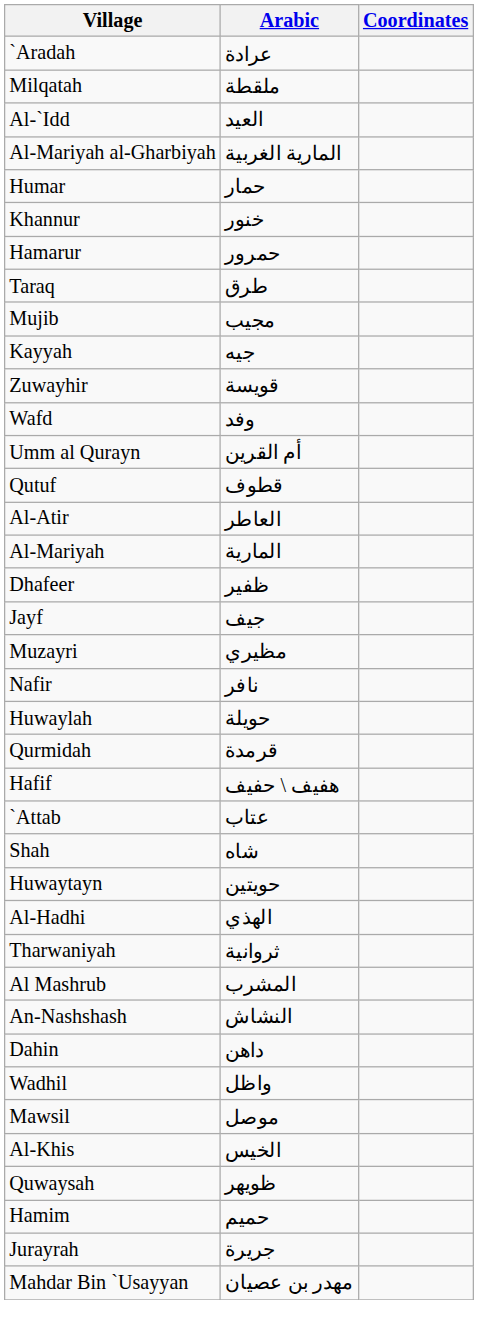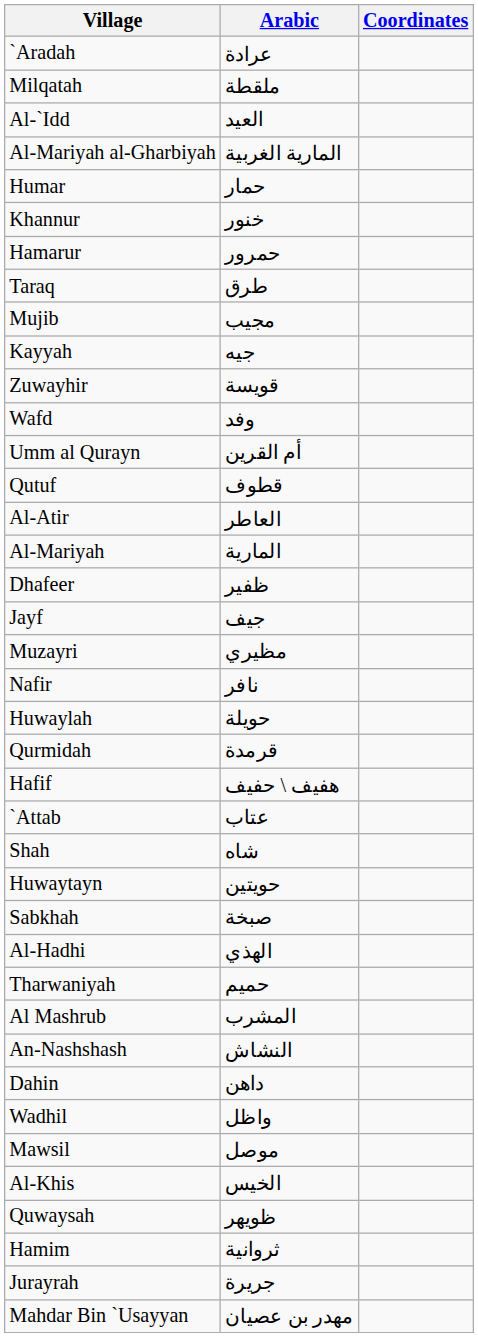+ row: (44, 917)
(252, 950) ثروانية -> (247, 984) حميم
(247, 1216) حميم -> (252, 1250) ثروانية
